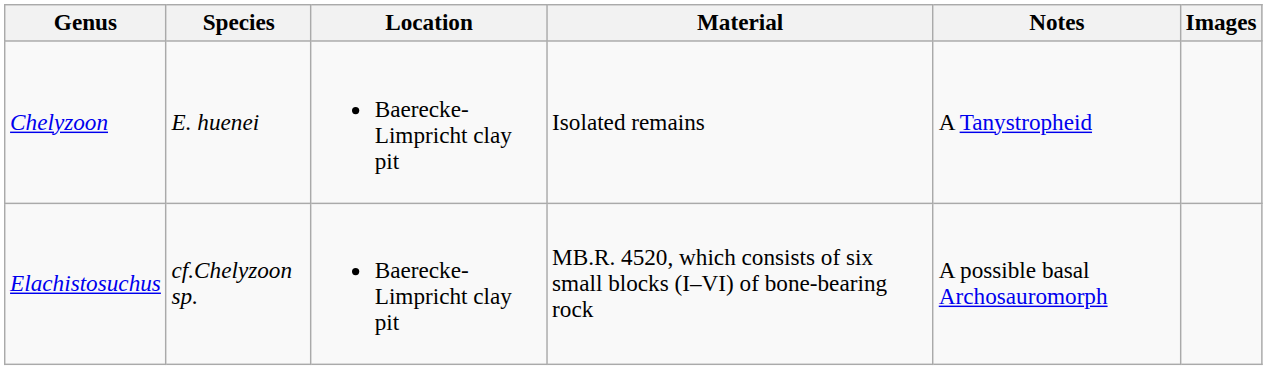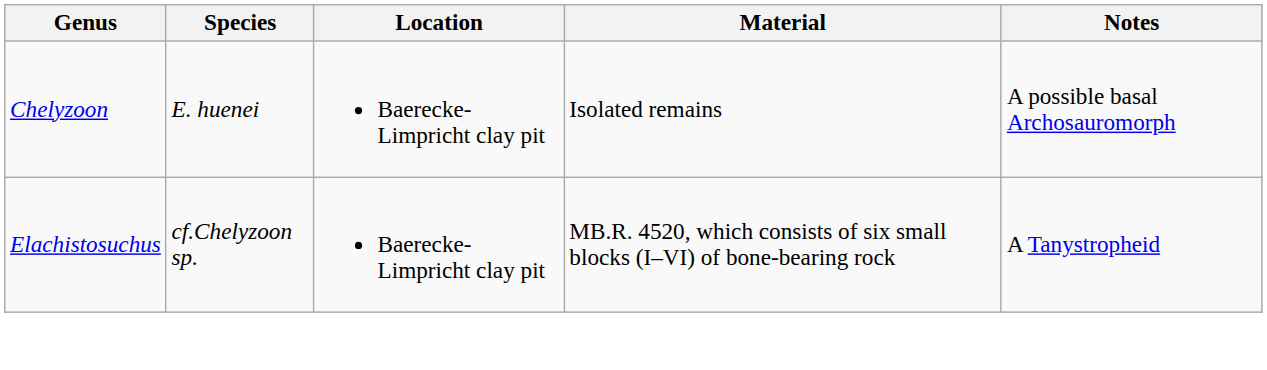- column: (1221, 22)
(1015, 122) A Tanystropheid -> (1091, 108) A possible basal Archosauromorph
(1023, 283) A possible basal Archosauromorph -> (1084, 244) A Tanystropheid
